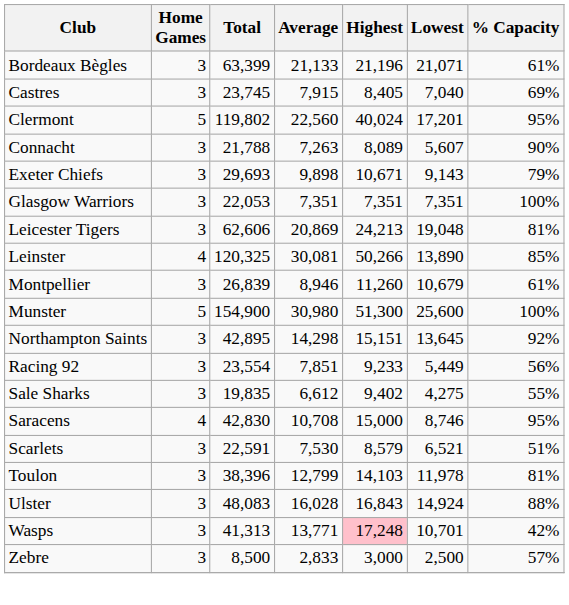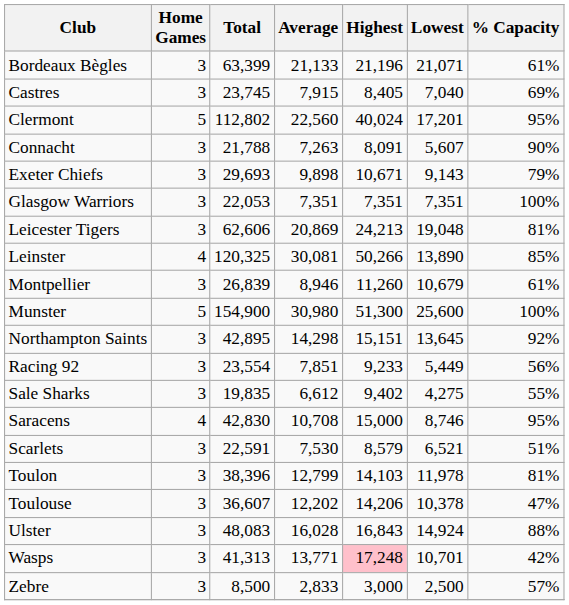(242, 119) 119,802 -> (242, 119) 112,802
(383, 147) 8,089 -> (383, 147) 8,091
+ row: (40, 503)
